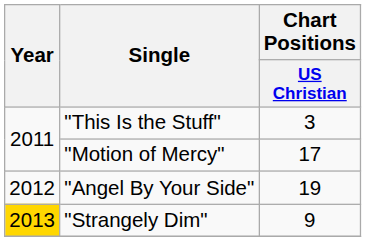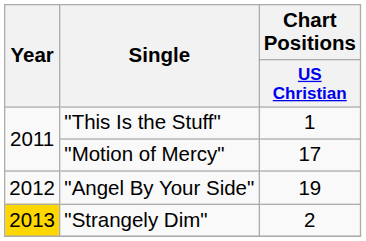(310, 122) 3 -> (310, 122) 1
(310, 220) 9 -> (310, 220) 2
